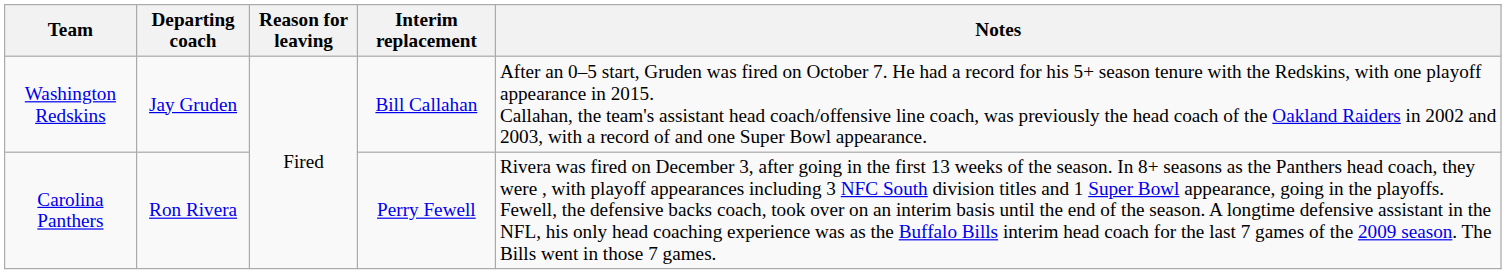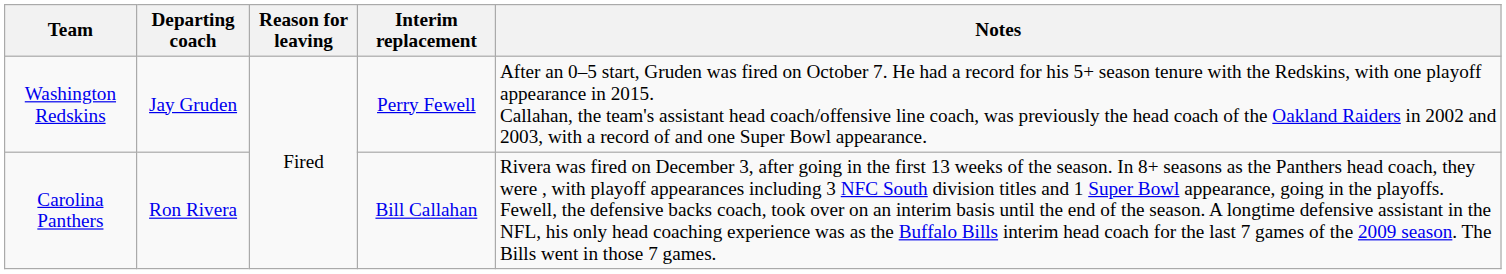(426, 104) Bill Callahan -> (426, 104) Perry Fewell
(426, 210) Perry Fewell -> (426, 210) Bill Callahan
